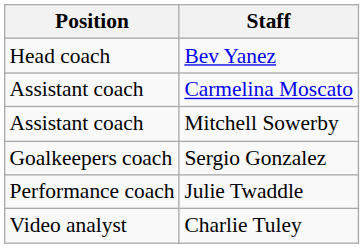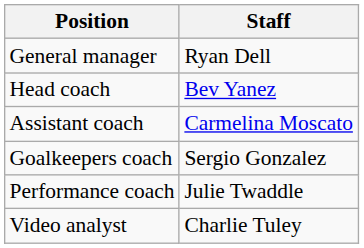+ row: (228, 55)
- row: (261, 123)
